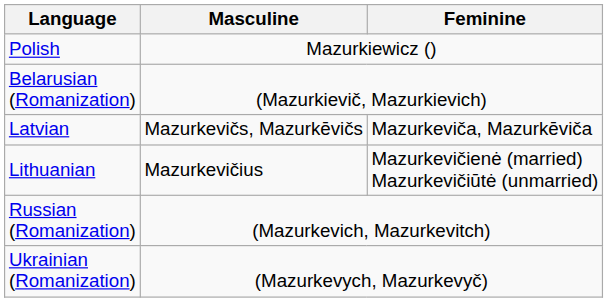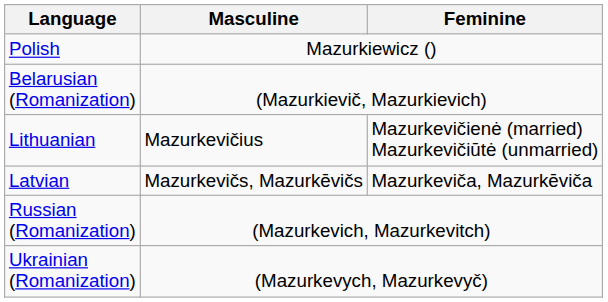rows swapped: (39, 129) <-> (52, 169)
